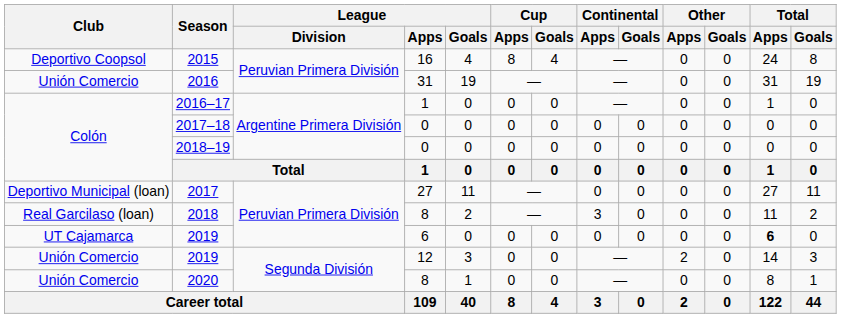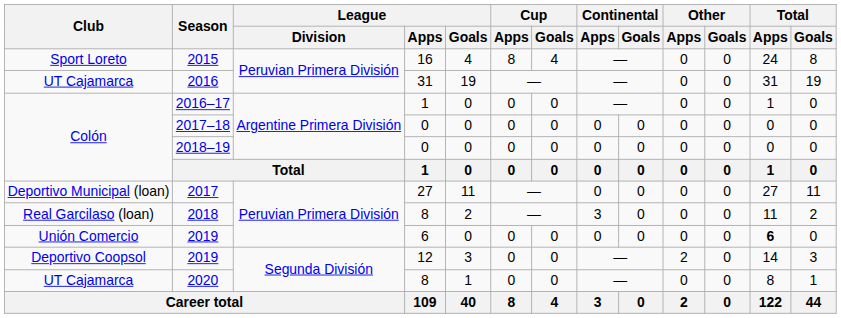(88, 59) Deportivo Coopsol -> (88, 59) Sport Loreto
(88, 81) Unión Comercio -> (88, 81) UT Cajamarca
(88, 236) UT Cajamarca -> (88, 236) Unión Comercio
(88, 258) Unión Comercio -> (88, 258) Deportivo Coopsol
(88, 280) Unión Comercio -> (88, 280) UT Cajamarca
